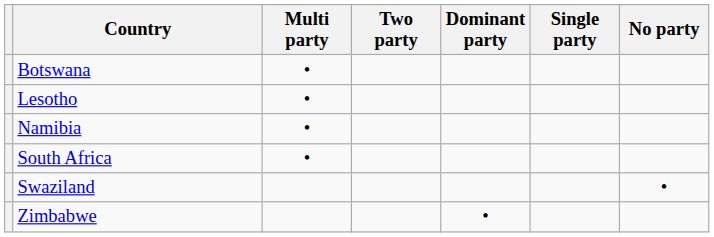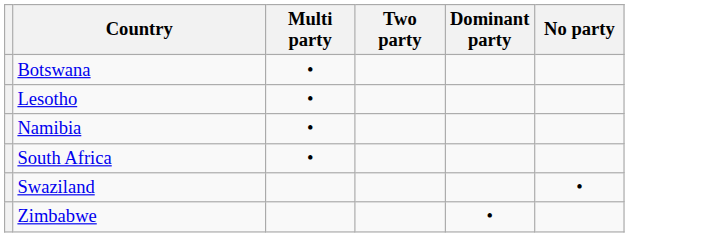- column: (575, 29)
